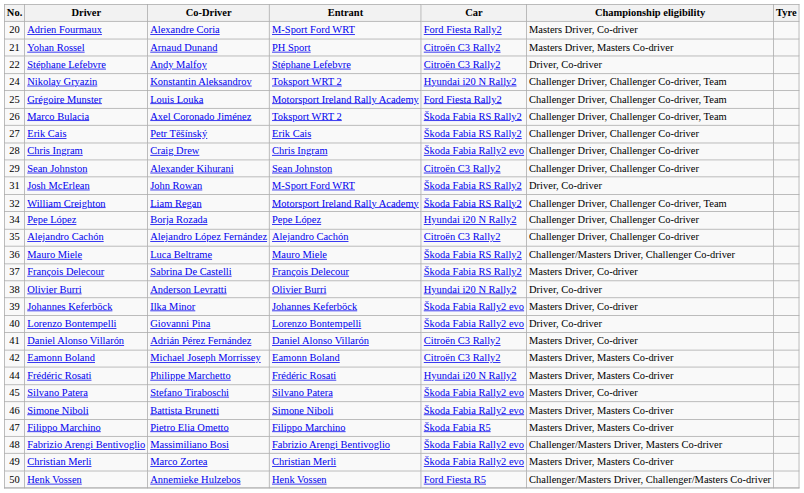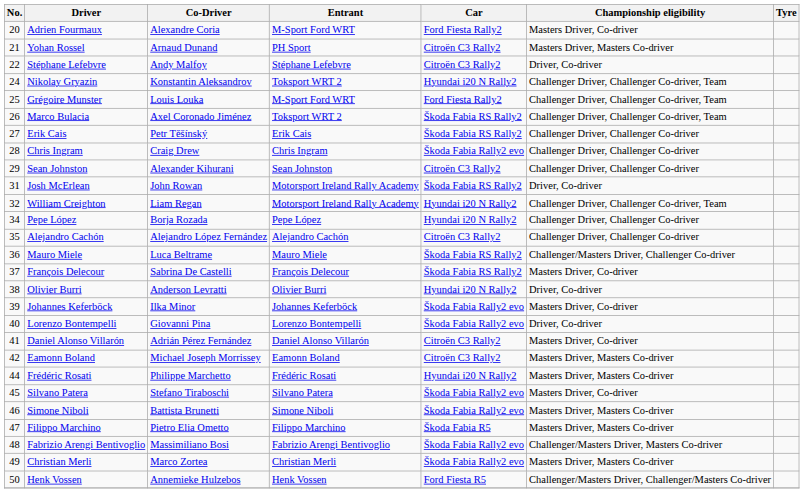(345, 99) Motorsport Ireland Rally Academy -> (313, 99) M-Sport Ford WRT
(313, 185) M-Sport Ford WRT -> (345, 185) Motorsport Ireland Rally Academy
(473, 202) Škoda Fabia RS Rally2 -> (470, 202) Hyundai i20 N Rally2
